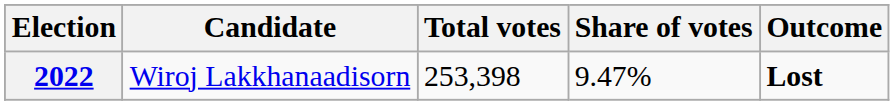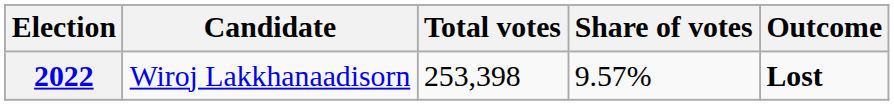(613, 75) 9.47% -> (613, 75) 9.57%
